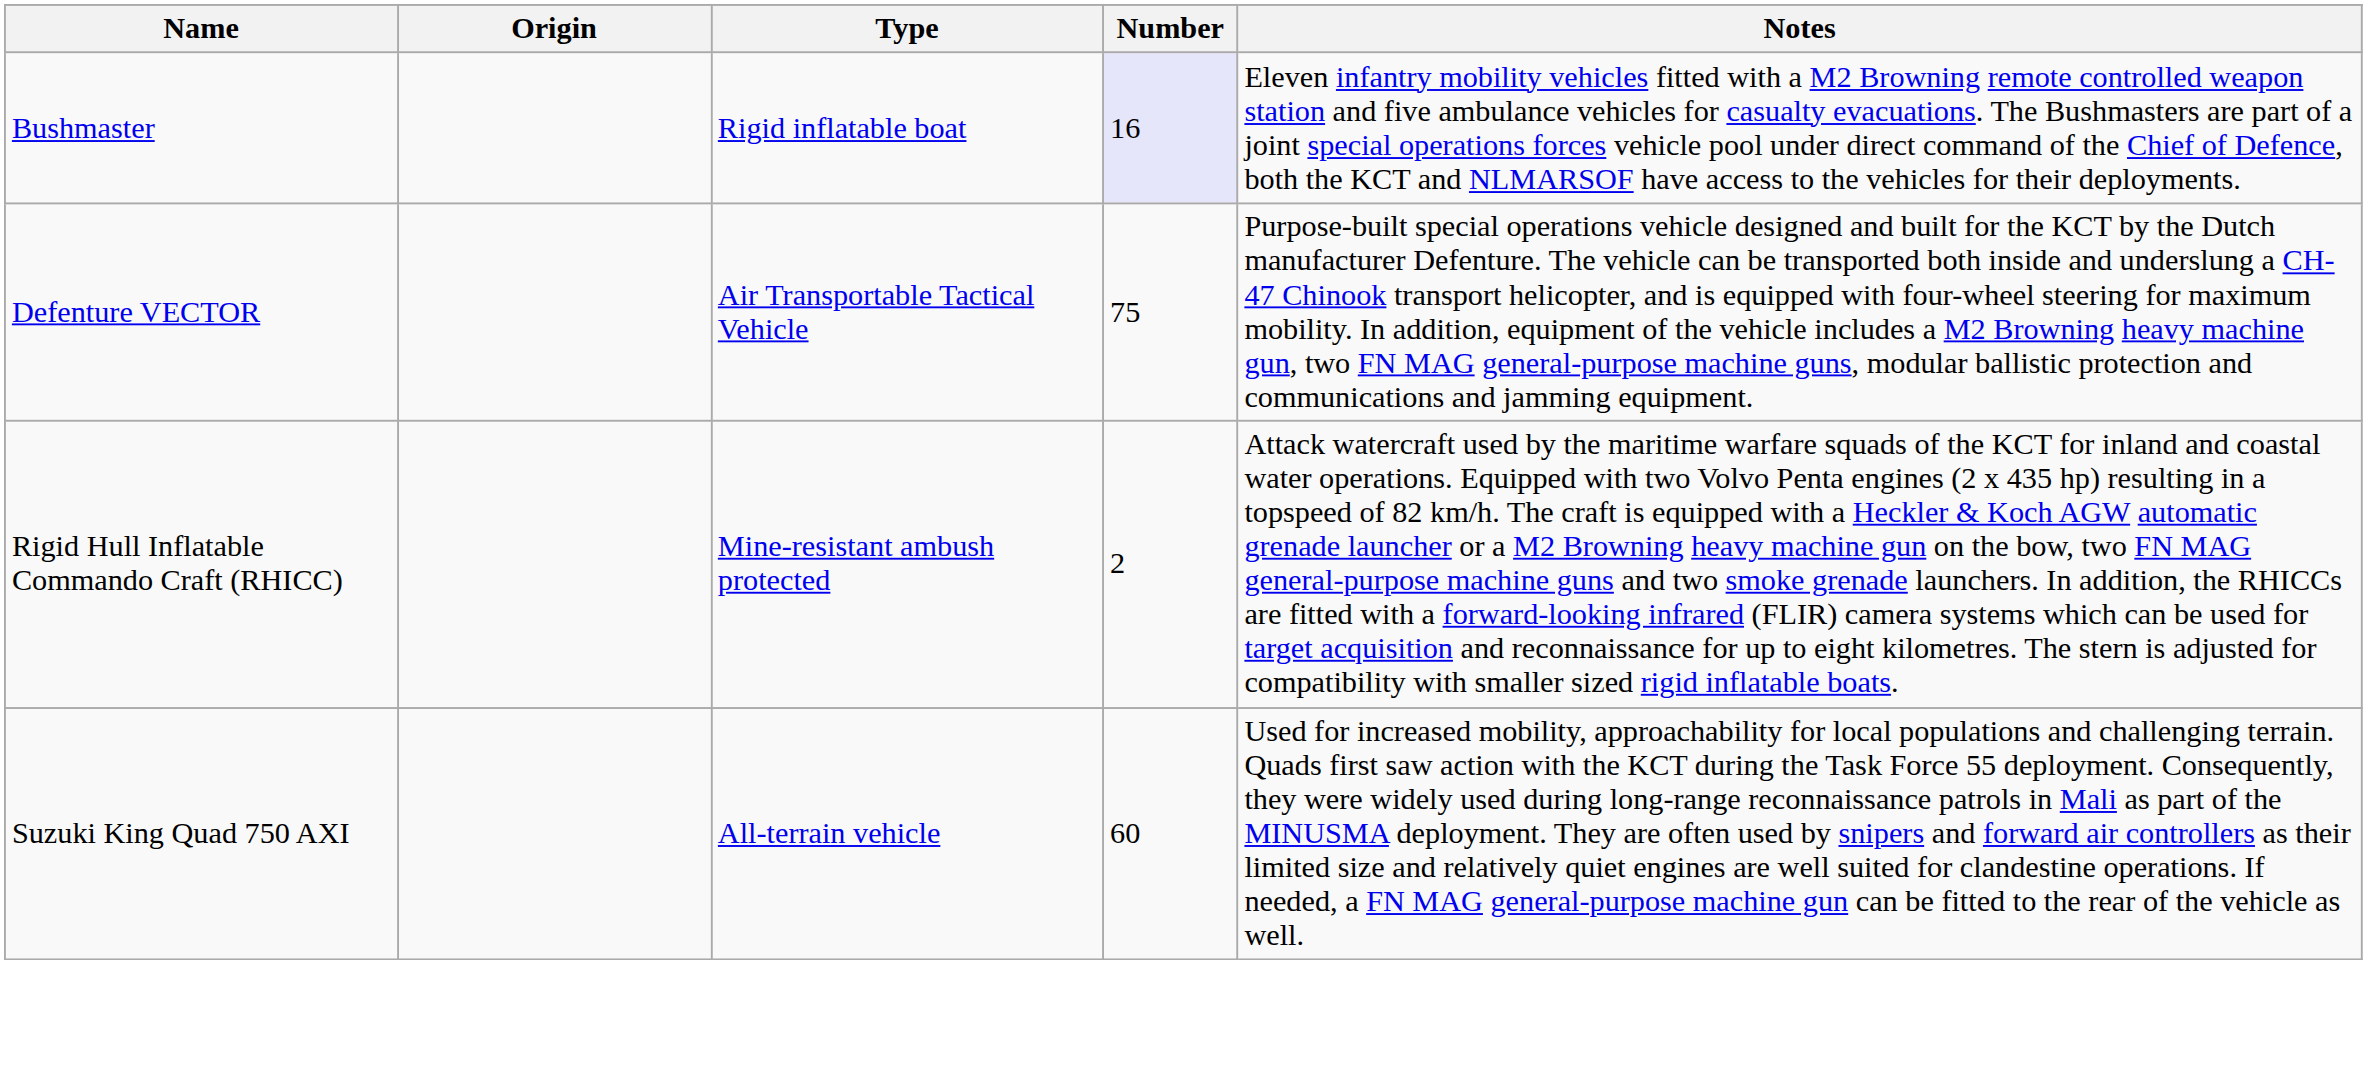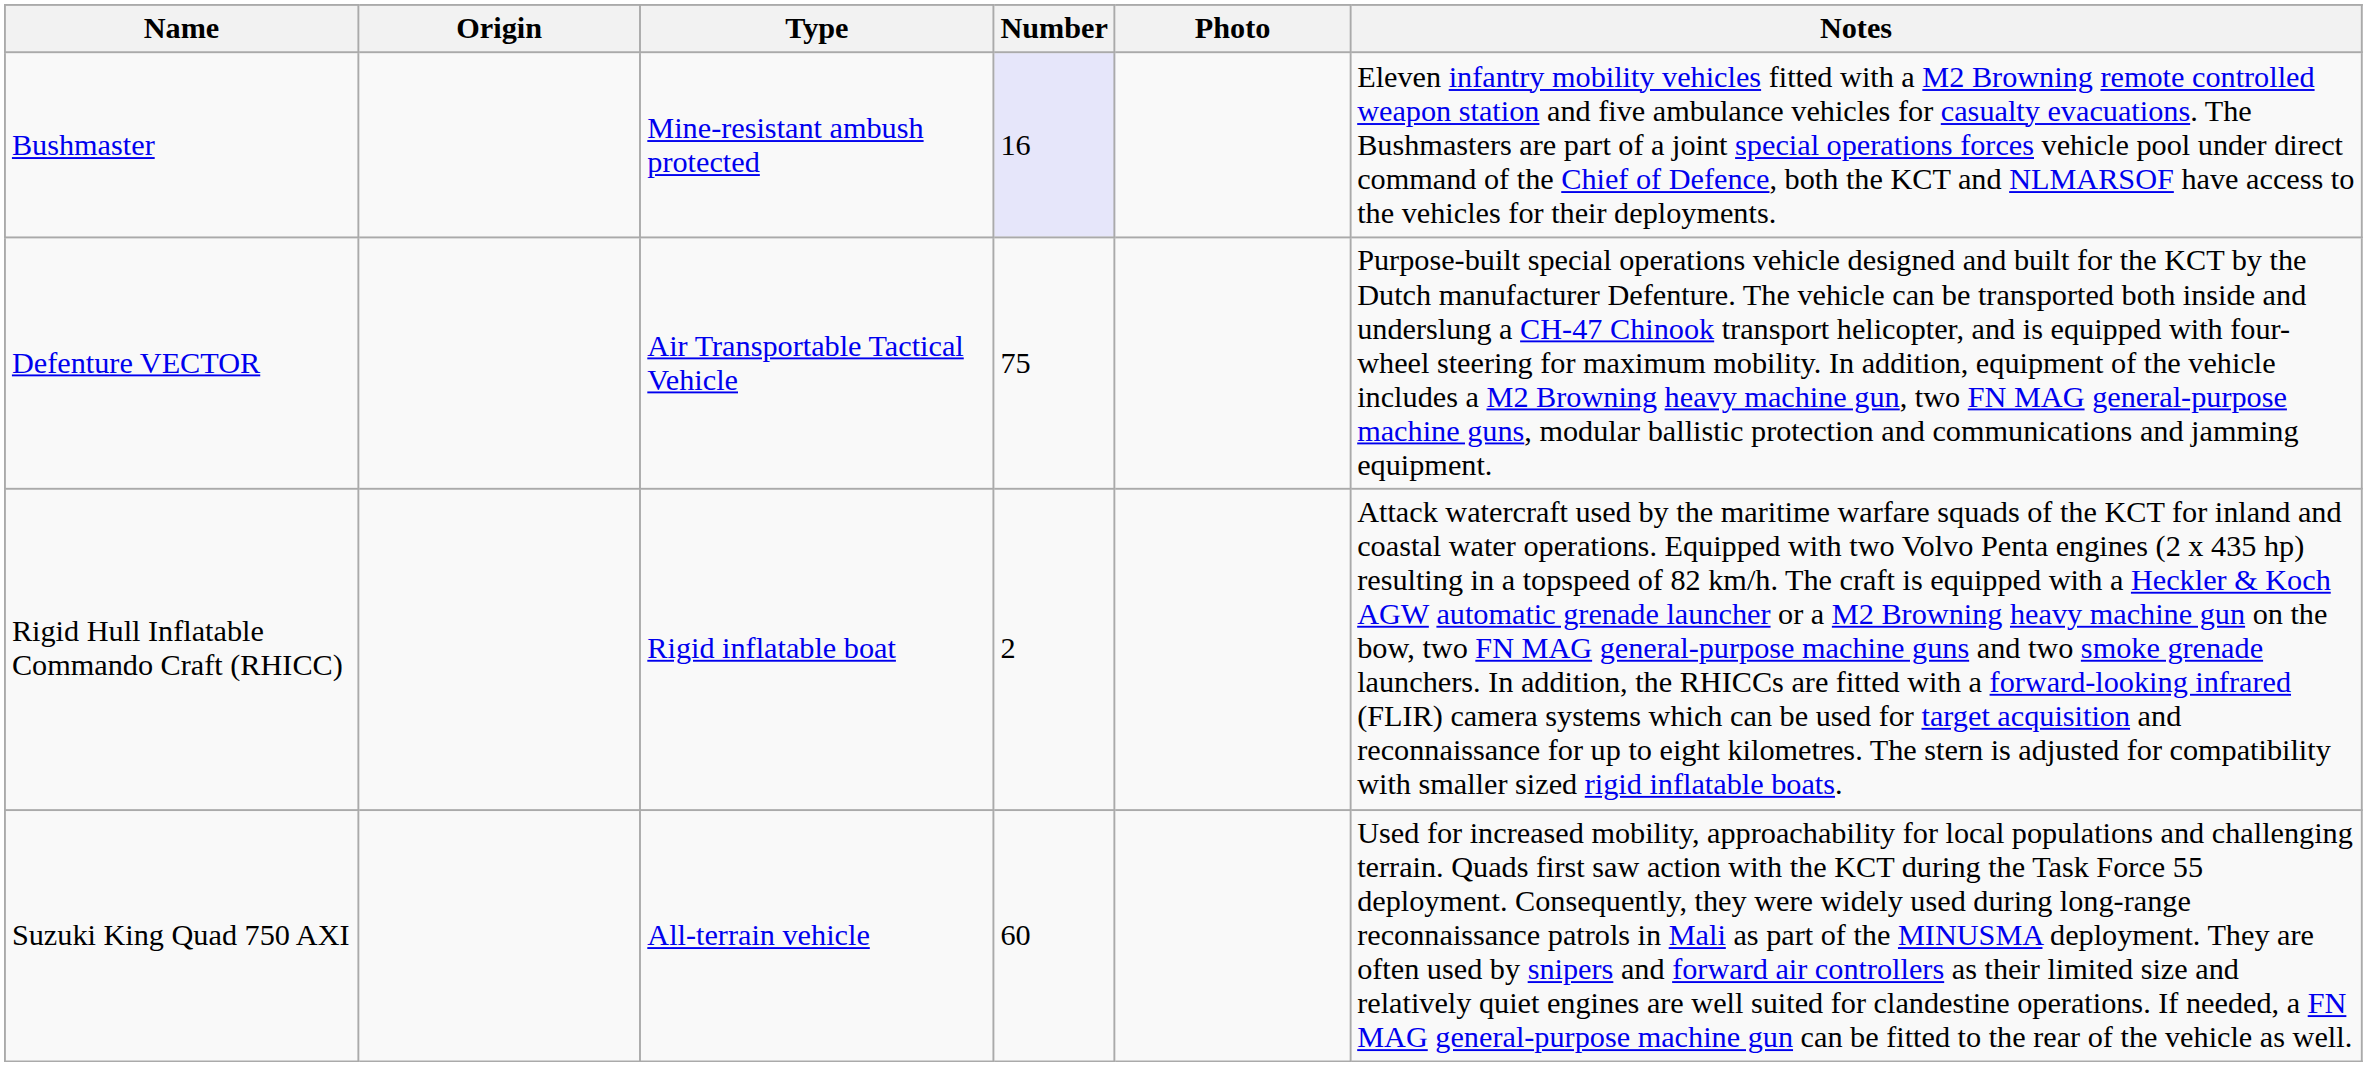+ column: (1233, 28)
(842, 127) Rigid inflatable boat -> (785, 144) Mine-resistant ambush protected
(856, 563) Mine-resistant ambush protected -> (772, 648) Rigid inflatable boat
